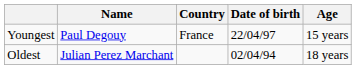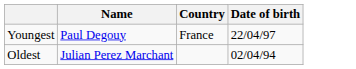- column: (327, 14)
